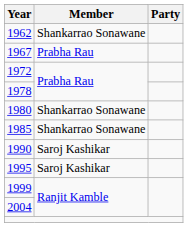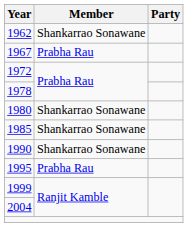(73, 149) Saroj Kashikar -> (91, 149) Shankarrao Sonawane
(73, 168) Saroj Kashikar -> (65, 168) Prabha Rau
